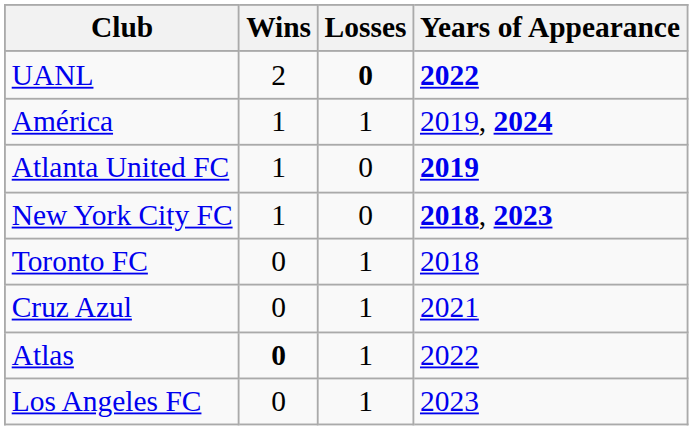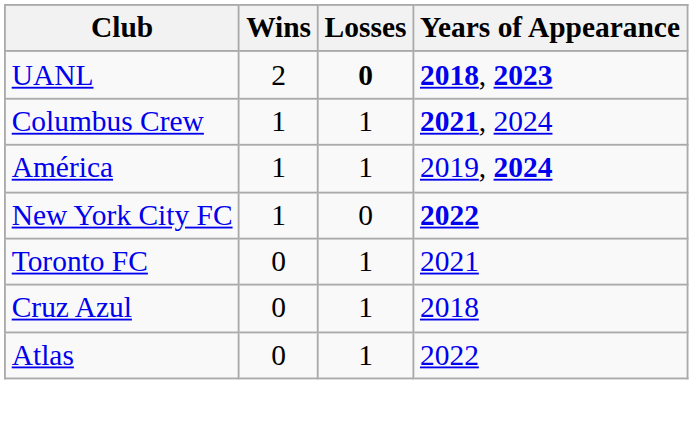(449, 74) 2022 -> (486, 74) 2018, 2023
+ row: (108, 121)
- row: (120, 167)
(486, 214) 2018, 2023 -> (449, 214) 2022
(449, 261) 2018 -> (449, 261) 2021
(449, 307) 2021 -> (449, 307) 2018
(279, 354) bold -> (279, 354) normal
- row: (107, 401)
